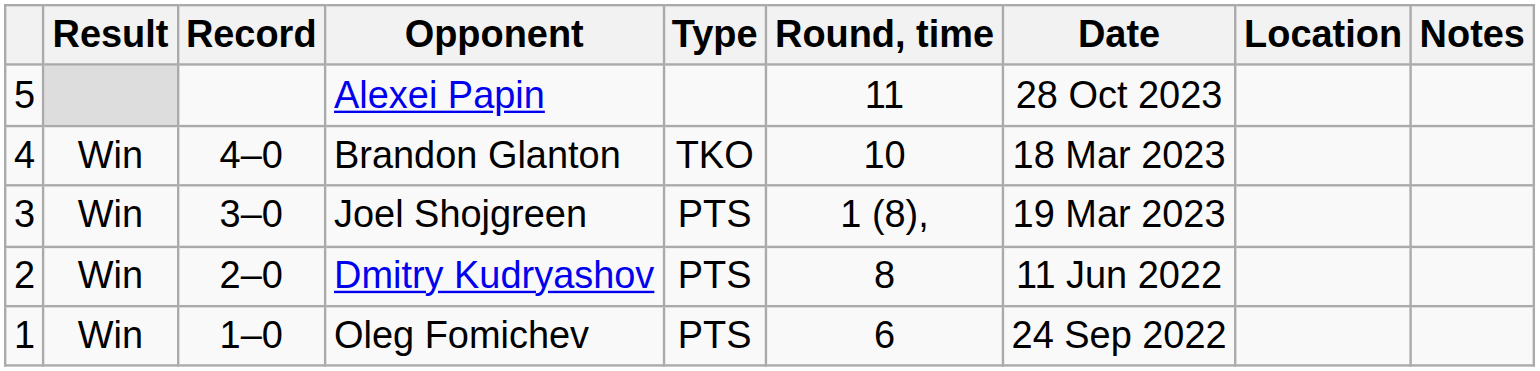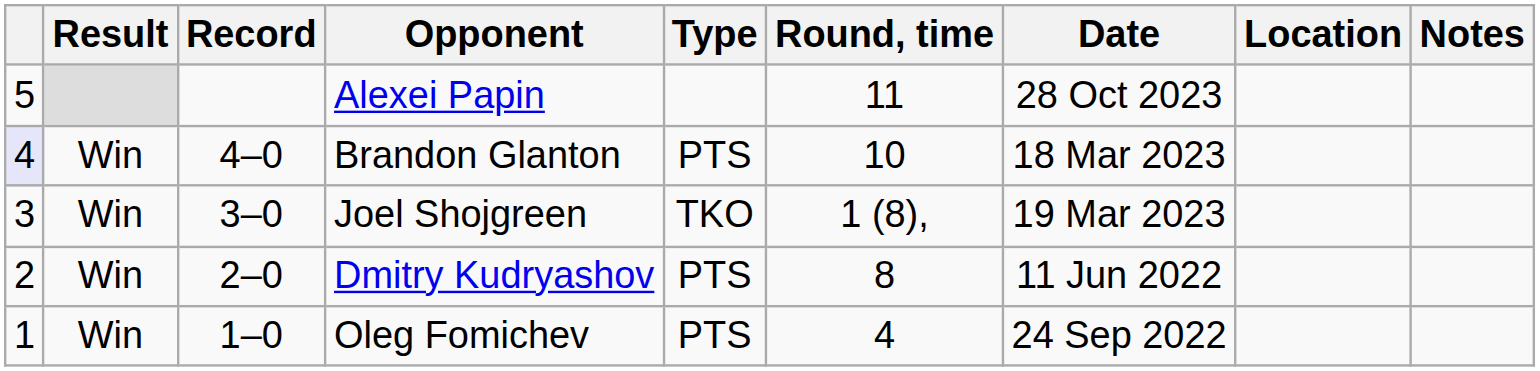(24, 154) no background -> (24, 154) lavender background
(715, 154) TKO -> (715, 154) PTS
(715, 214) PTS -> (715, 214) TKO
(885, 335) 6 -> (885, 335) 4
